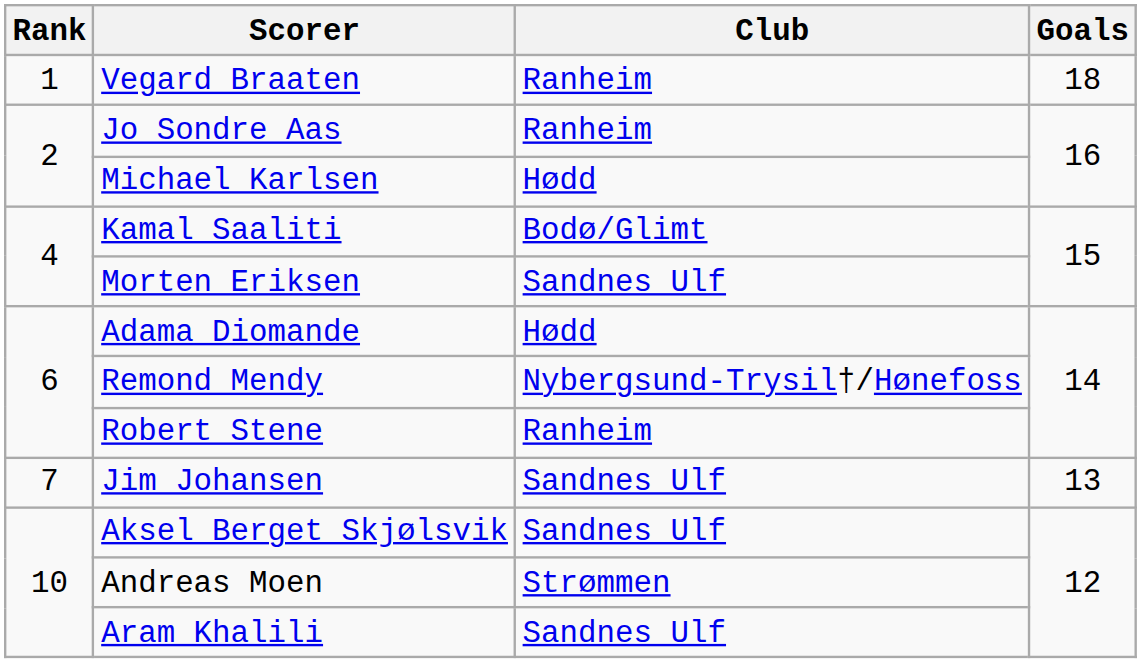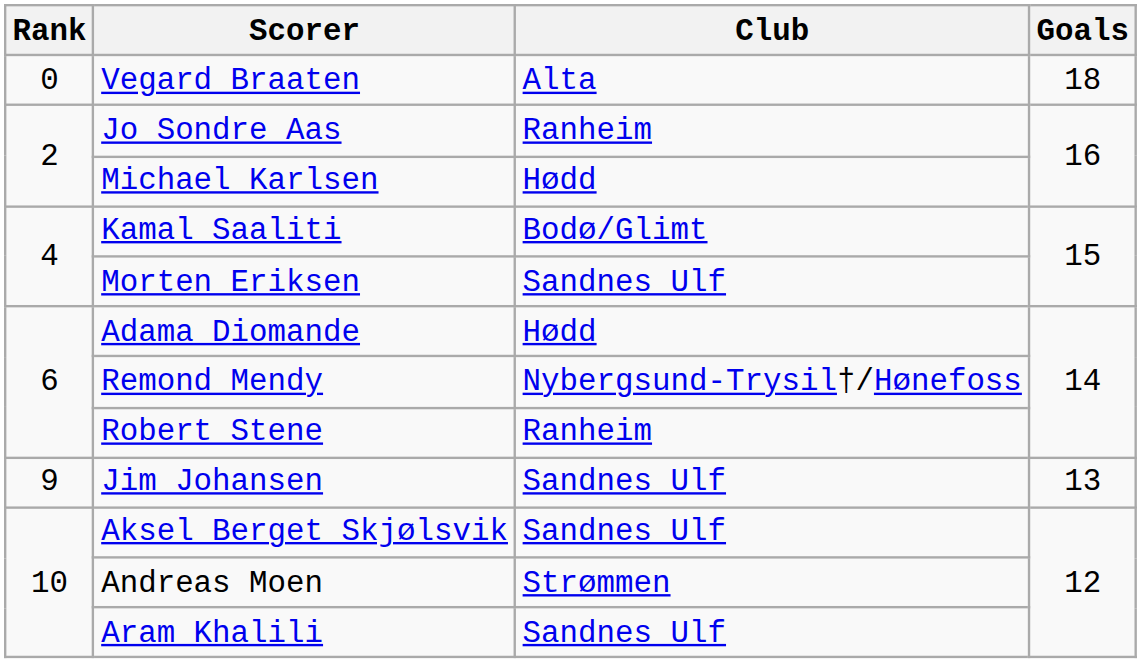(50, 81) 1 -> (50, 81) 0
(587, 81) Ranheim -> (560, 81) Alta
(50, 482) 7 -> (50, 482) 9
